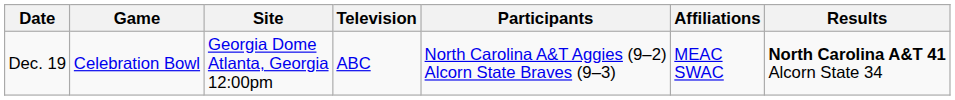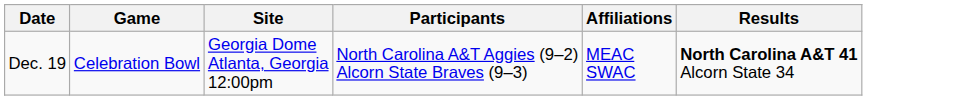- column: (377, 18)
